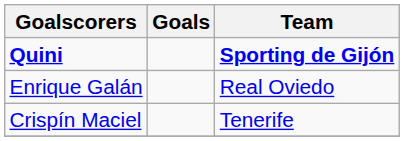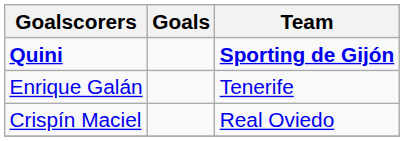(277, 87) Real Oviedo -> (257, 87) Tenerife
(257, 120) Tenerife -> (277, 120) Real Oviedo
